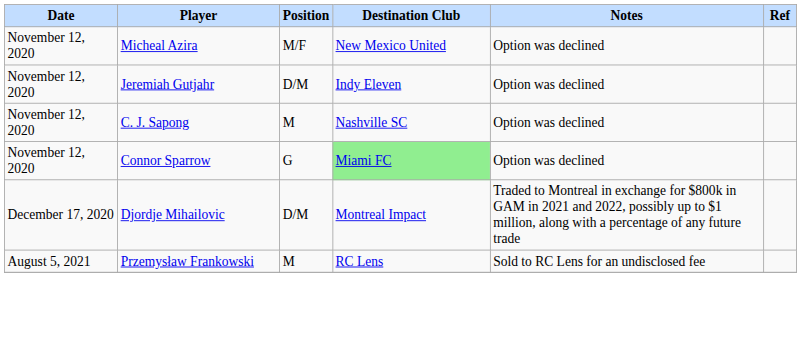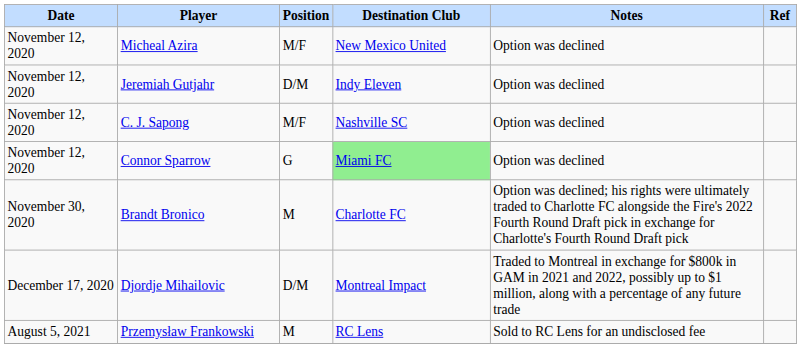(289, 122) M -> (294, 122) M/F
+ row: (163, 215)
